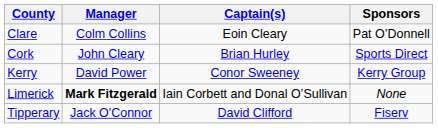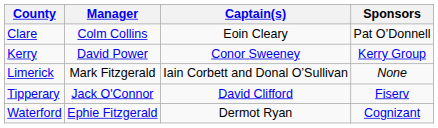- row: (20, 53)
(111, 93) bold -> (112, 73) normal
+ row: (34, 113)
